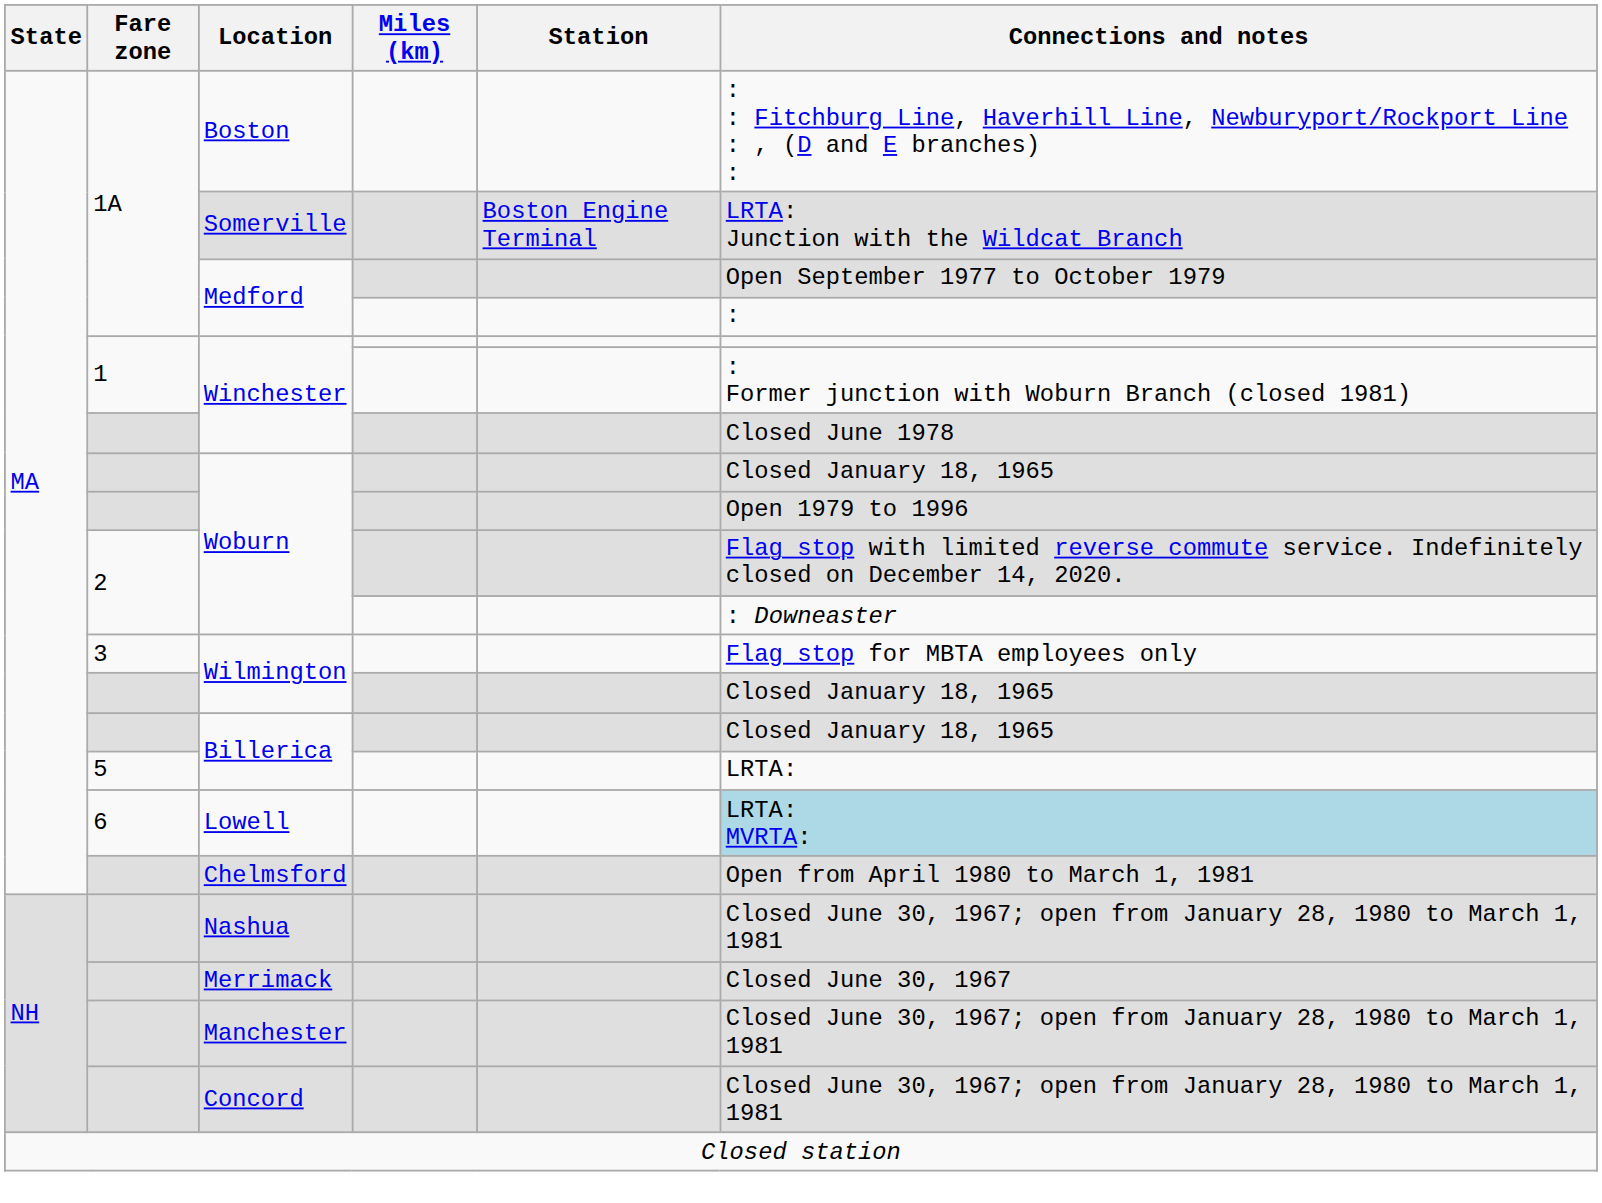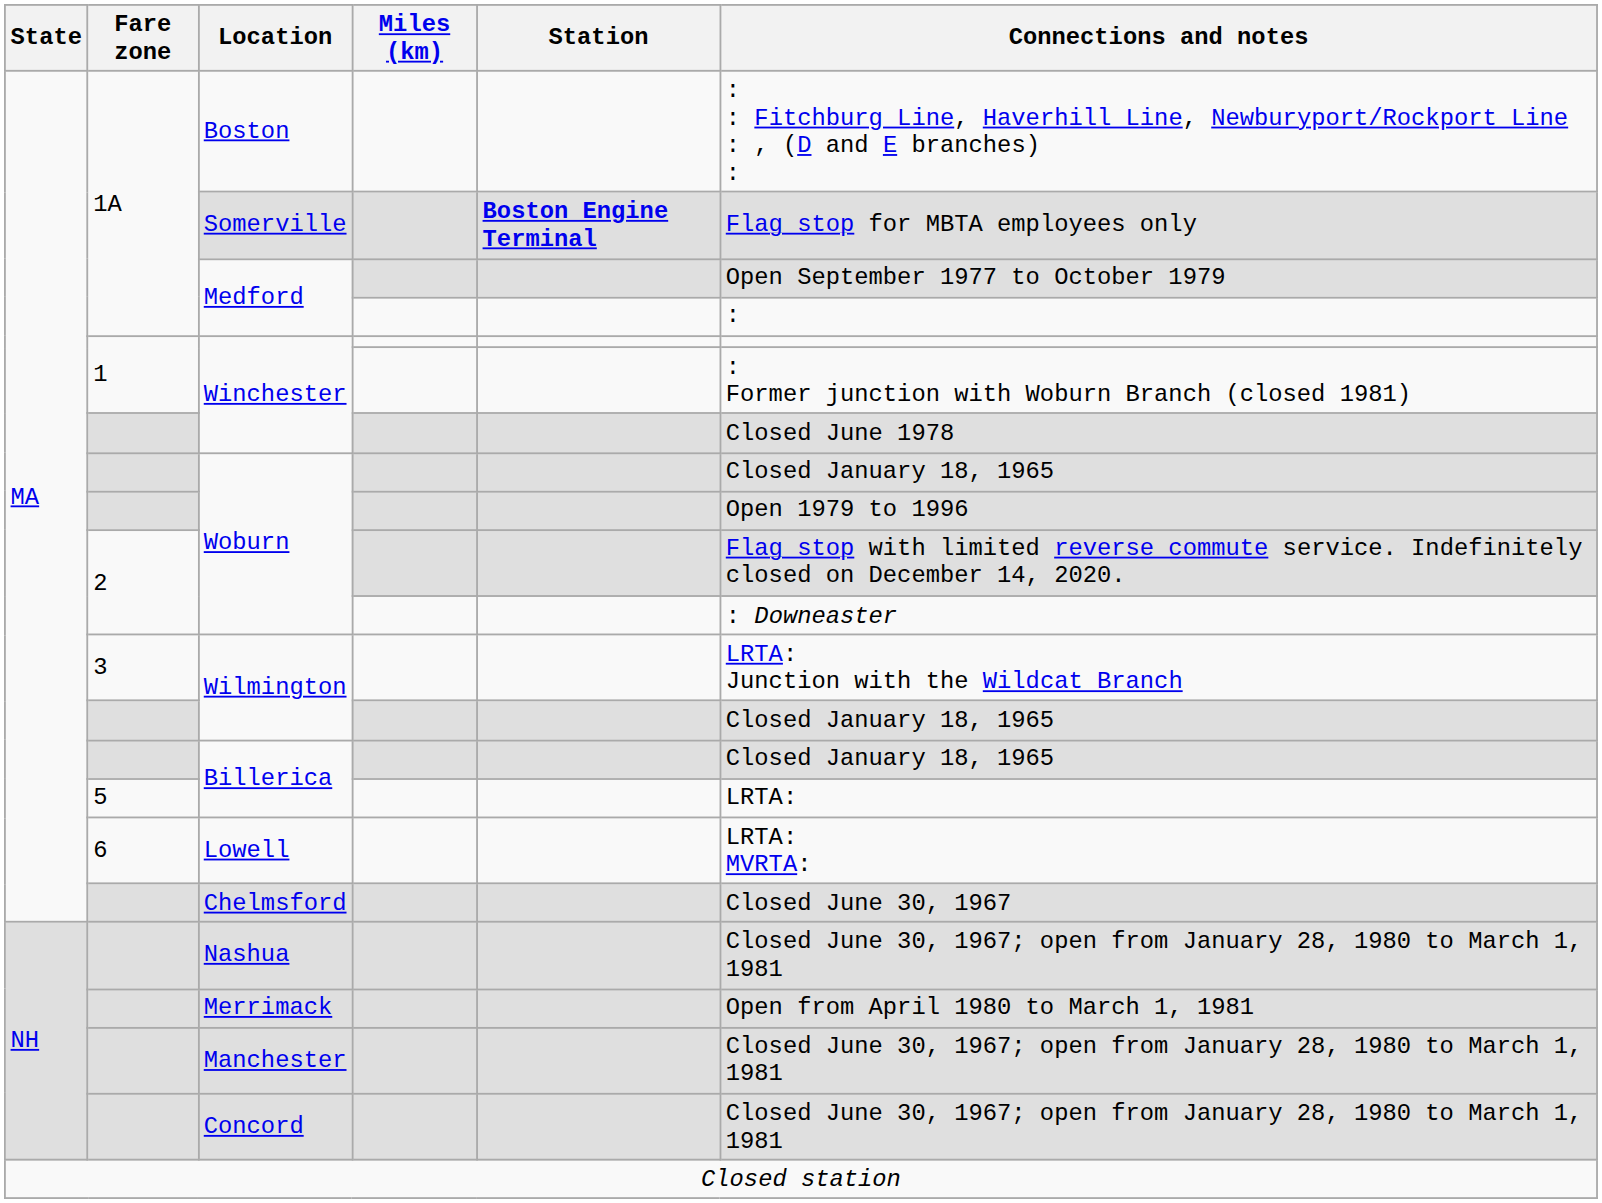(575, 225) normal -> (575, 225) bold
(954, 225) LRTA: Junction with the Wildcat Branch -> (961, 225) Flag stop for MBTA employees only
(961, 654) Flag stop for MBTA employees only -> (954, 668) LRTA: Junction with the Wildcat Branch
(769, 823) lightblue background -> (769, 851) no background
(990, 876) Open from April 1980 to March 1, 1981 -> (869, 903) Closed June 30, 1967
(869, 981) Closed June 30, 1967 -> (990, 1008) Open from April 1980 to March 1, 1981
